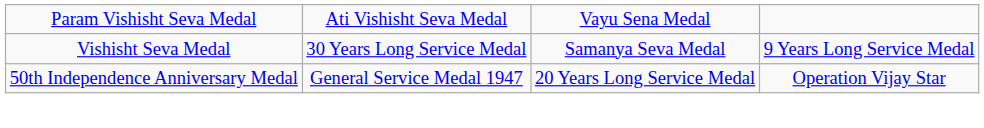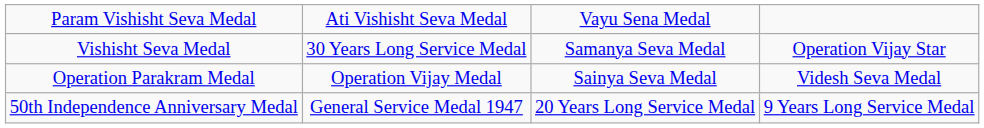(869, 48) 9 Years Long Service Medal -> (869, 48) Operation Vijay Star
+ row: (154, 78)
(869, 78) Operation Vijay Star -> (869, 107) 9 Years Long Service Medal
